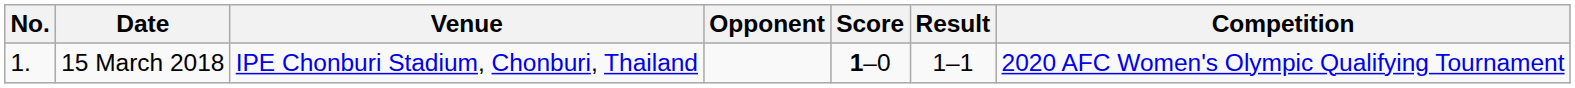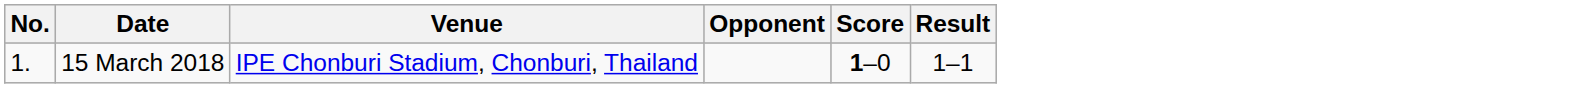- column: (1283, 23)
